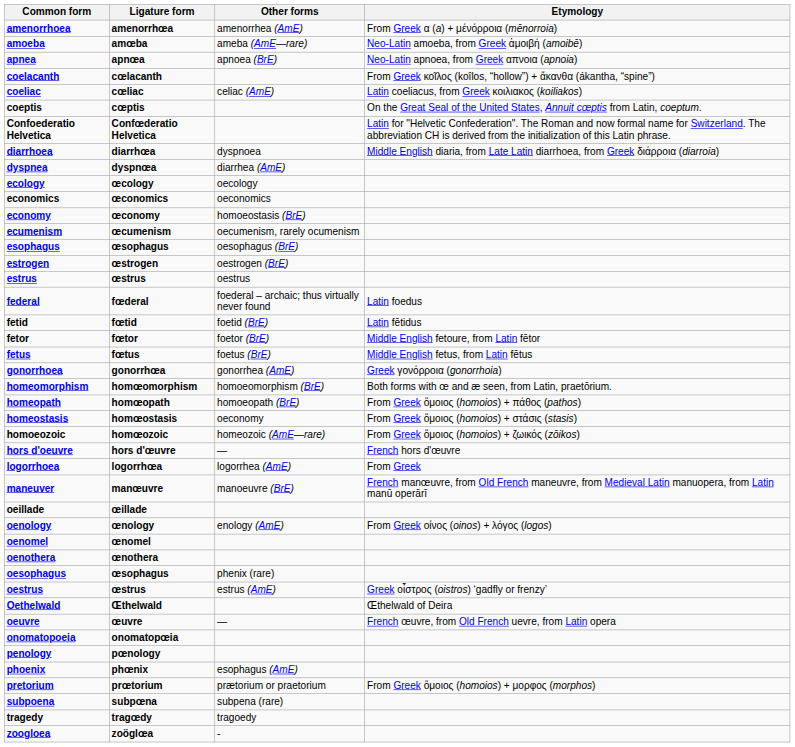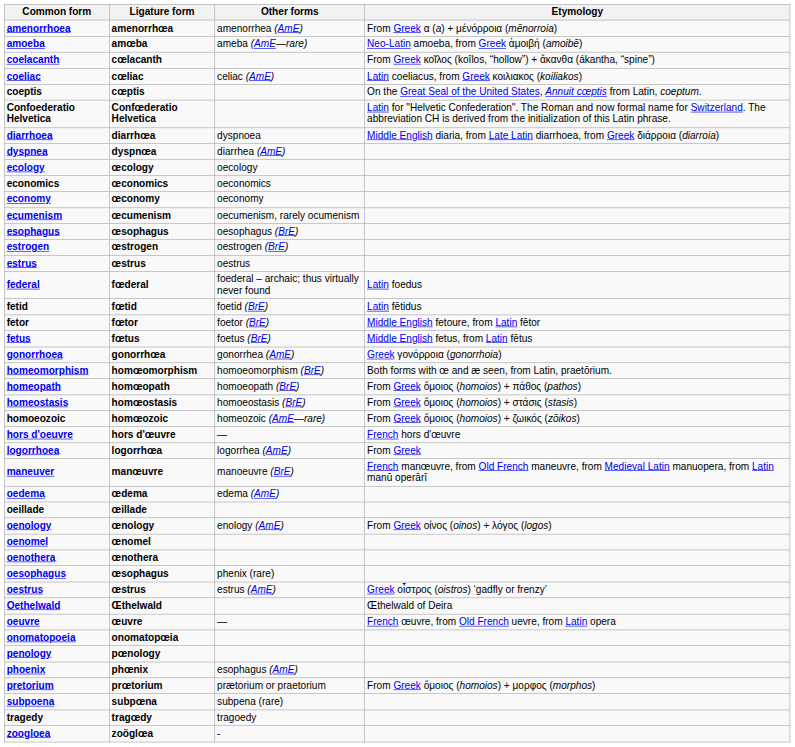- row: (21, 60)
(261, 215) homoeostasis (BrE) -> (240, 199) oeconomy
(240, 418) oeconomy -> (261, 402) homoeostasis (BrE)
+ row: (26, 494)
